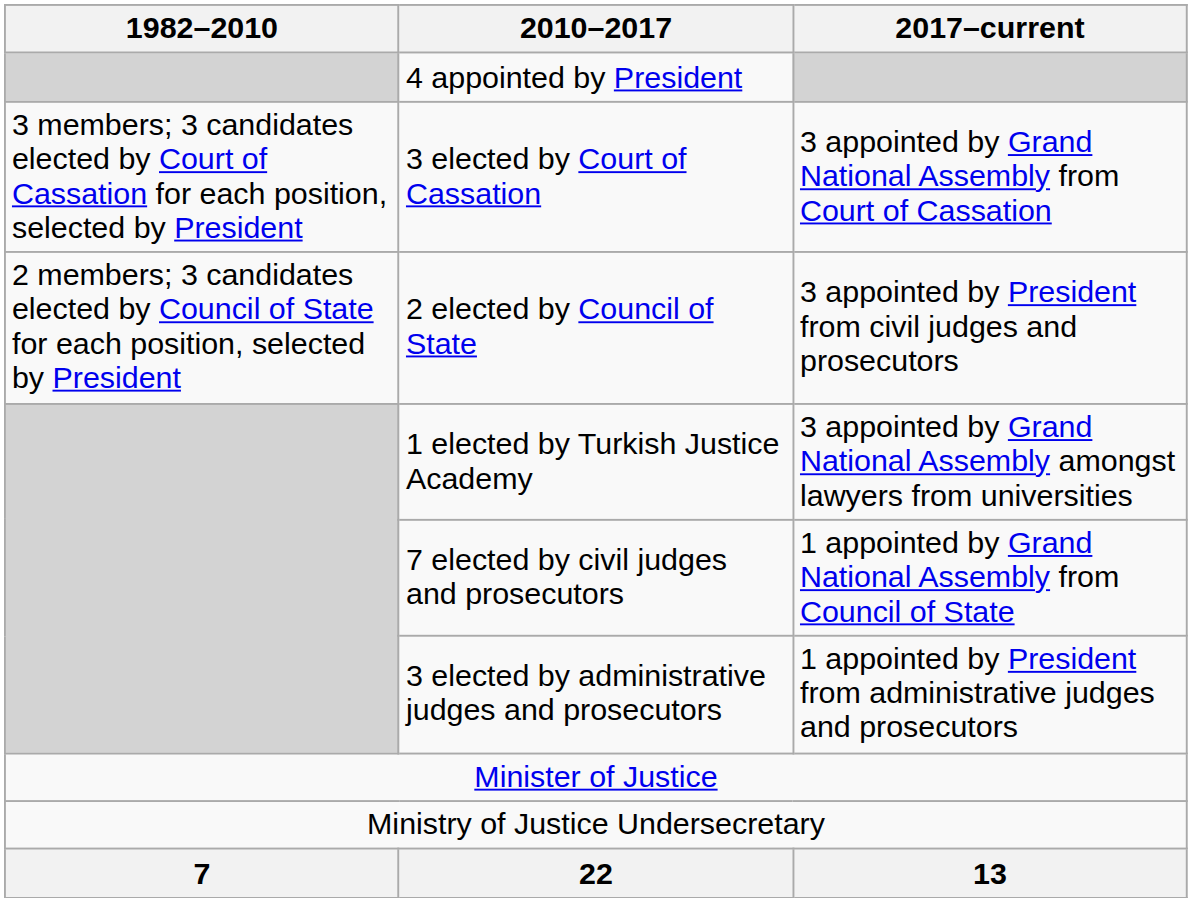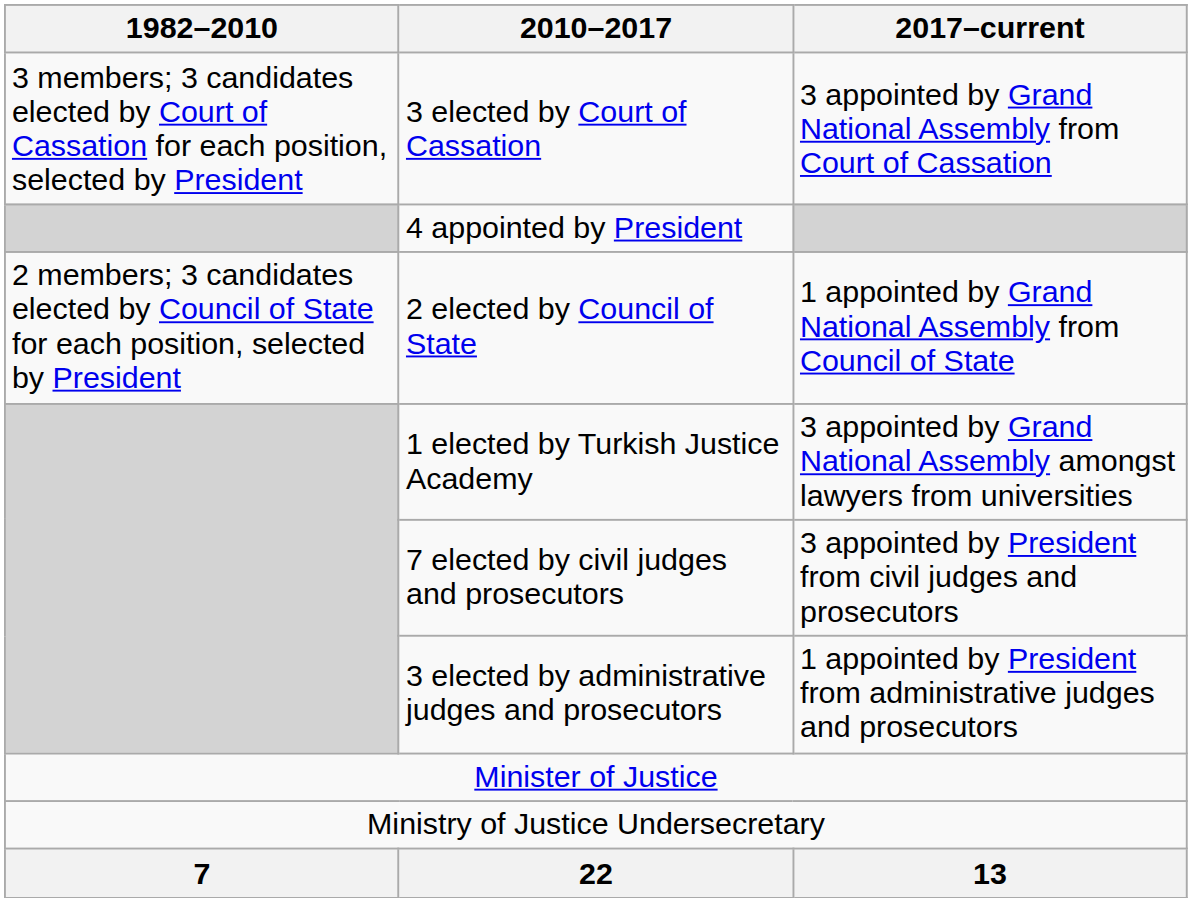rows swapped: (574, 76) <-> (546, 176)
(968, 327) 3 appointed by President from civil judges and prosecutors -> (960, 327) 1 appointed by Grand National Assembly from Council of State
(960, 577) 1 appointed by Grand National Assembly from Council of State -> (968, 577) 3 appointed by President from civil judges and prosecutors
